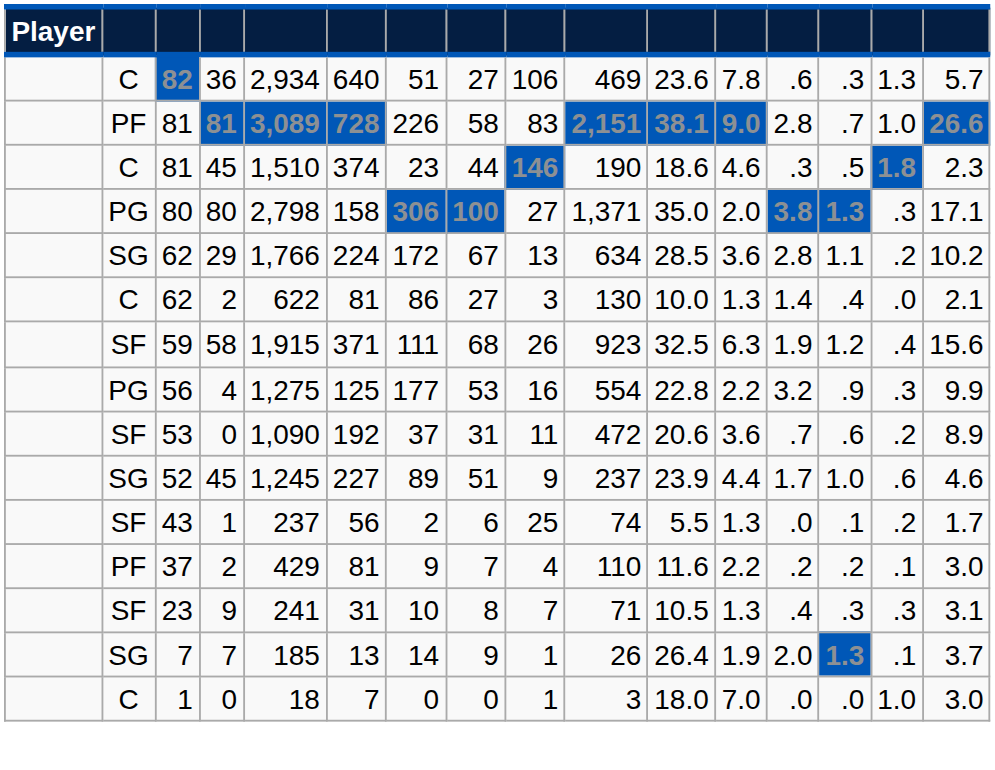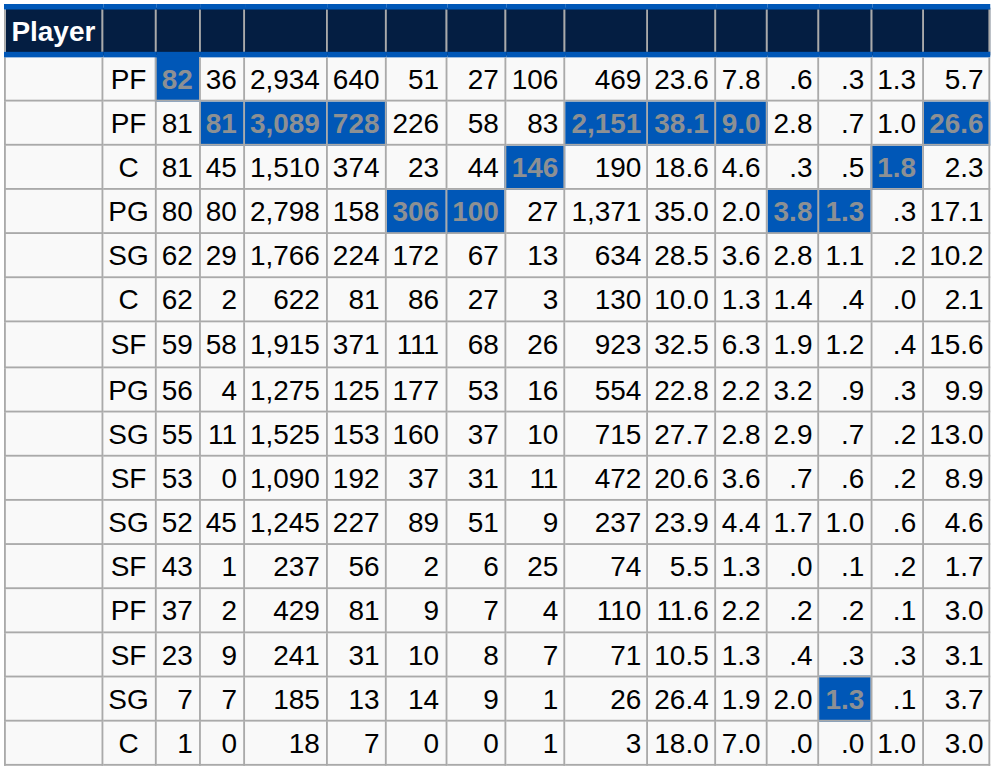(129, 79) C -> (129, 79) PF
+ row: (177, 433)
